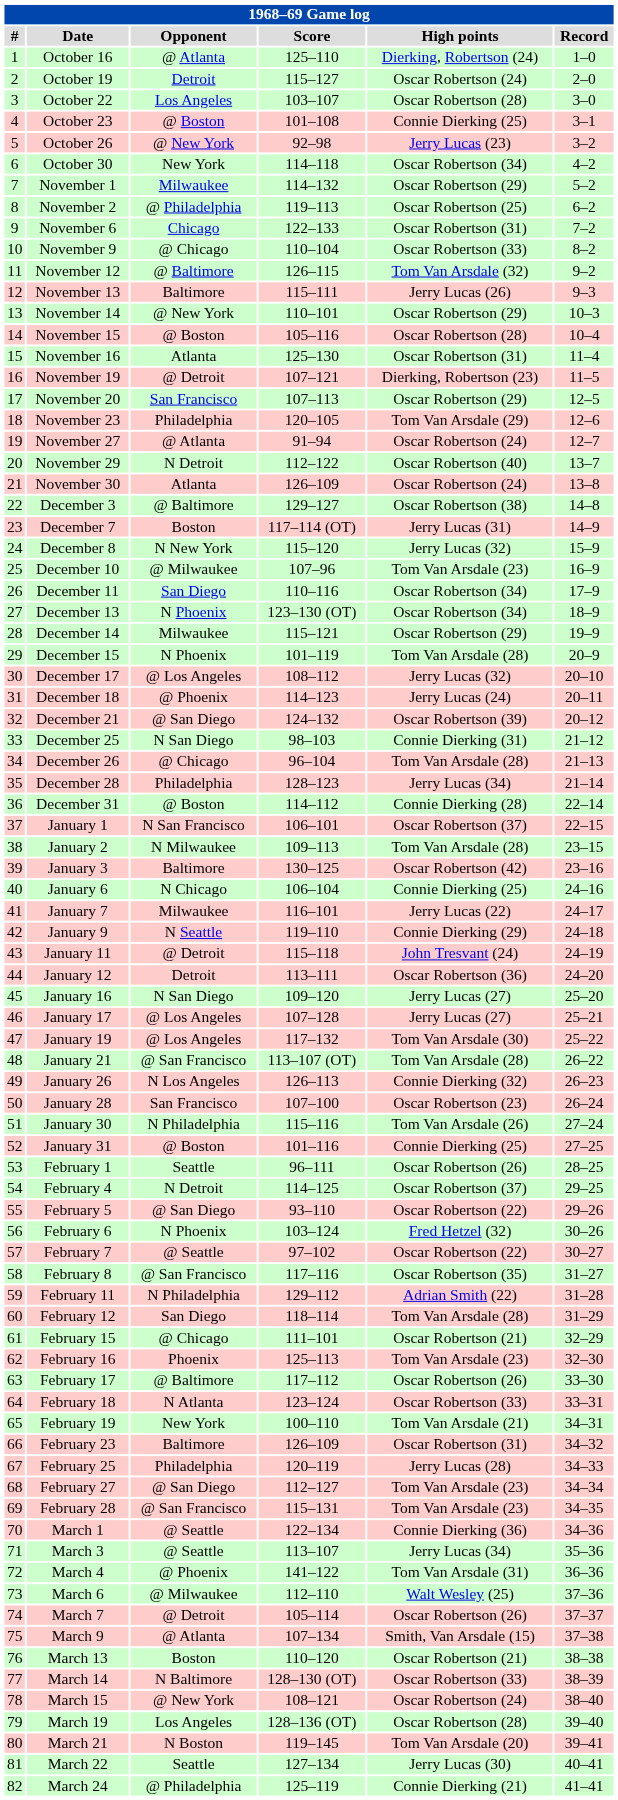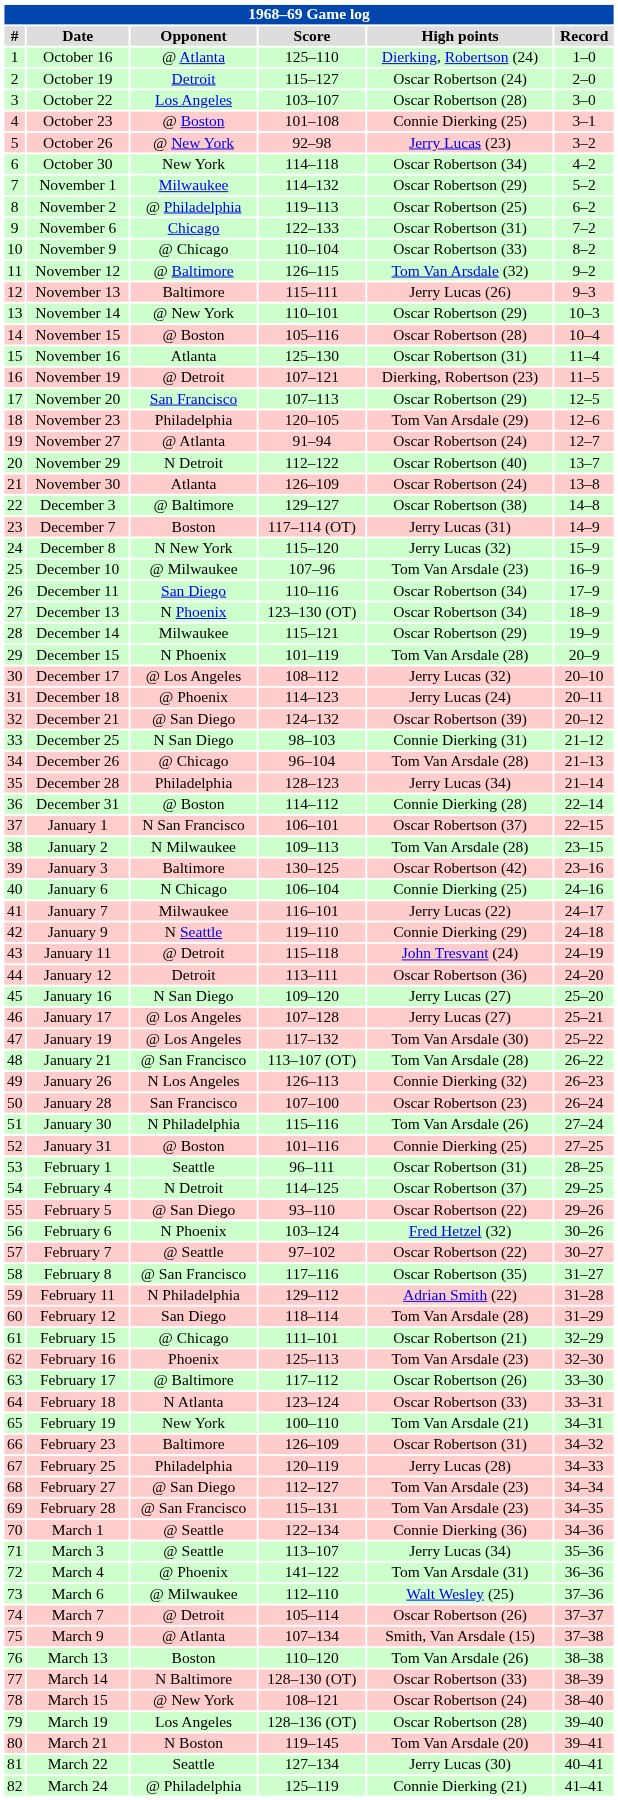(460, 1167) Oscar Robertson (26) -> (460, 1167) Oscar Robertson (31)
(460, 1657) Oscar Robertson (21) -> (460, 1657) Tom Van Arsdale (26)
